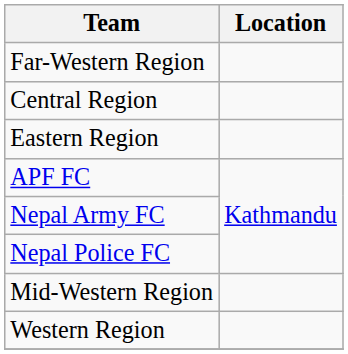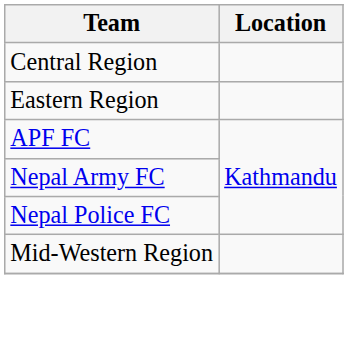- row: (107, 61)
- row: (88, 330)
